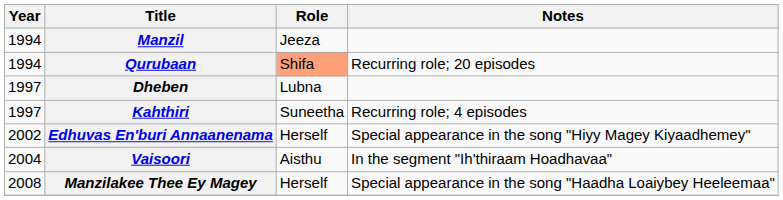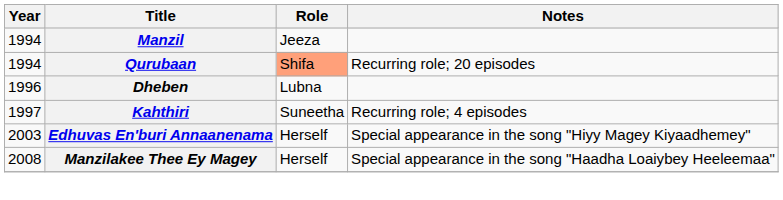(25, 87) 1997 -> (25, 87) 1996
(25, 135) 2002 -> (25, 135) 2003
- row: (161, 159)
